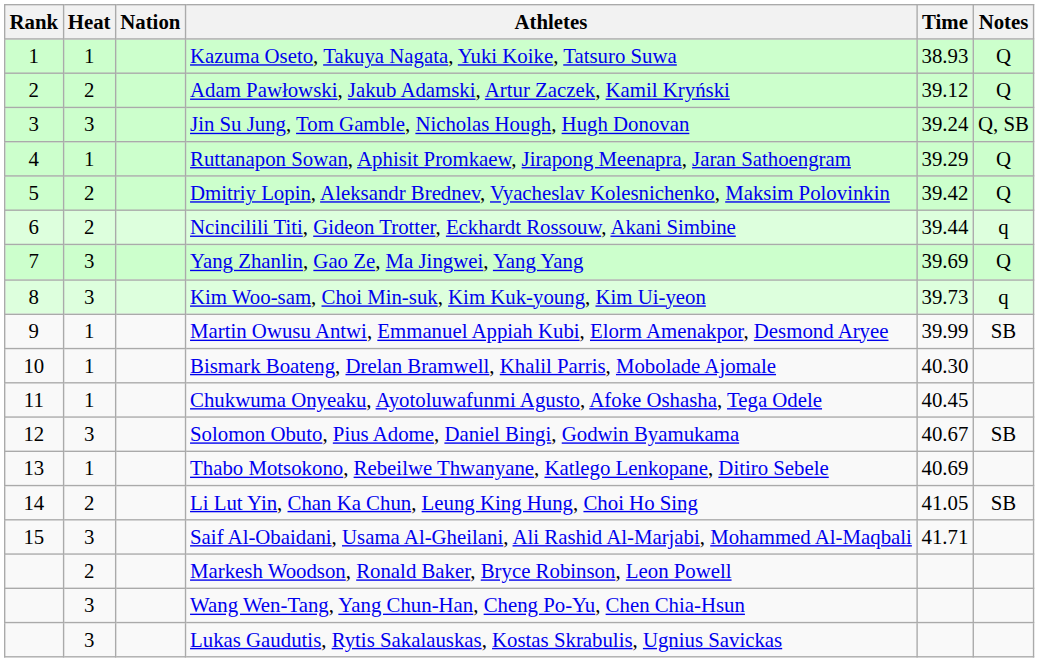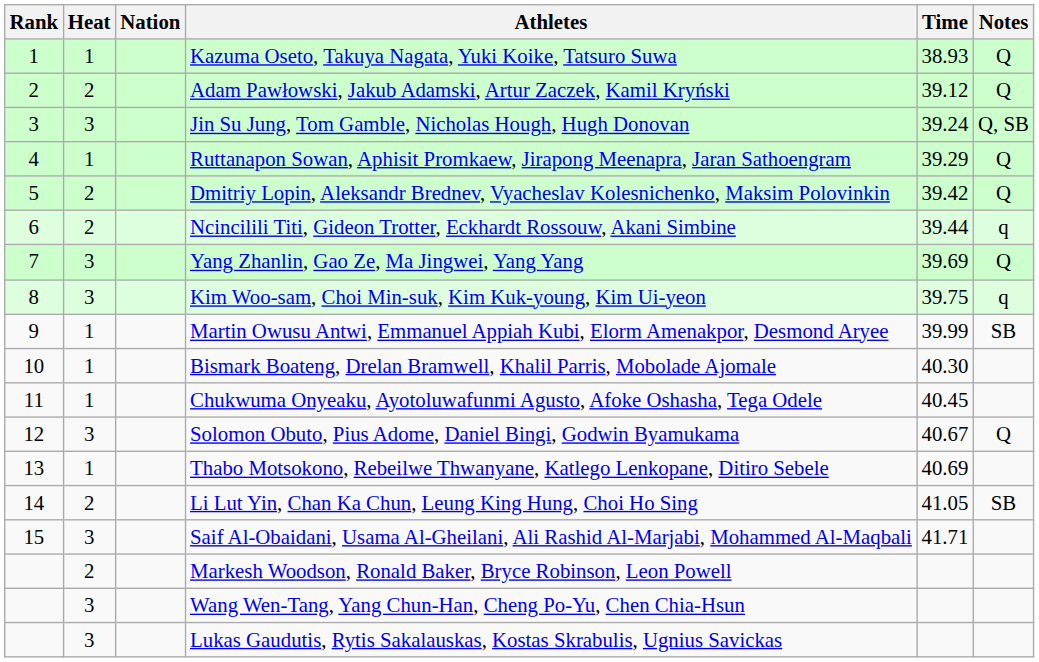(945, 296) 39.73 -> (945, 296) 39.75
(1003, 433) SB -> (1003, 433) Q
